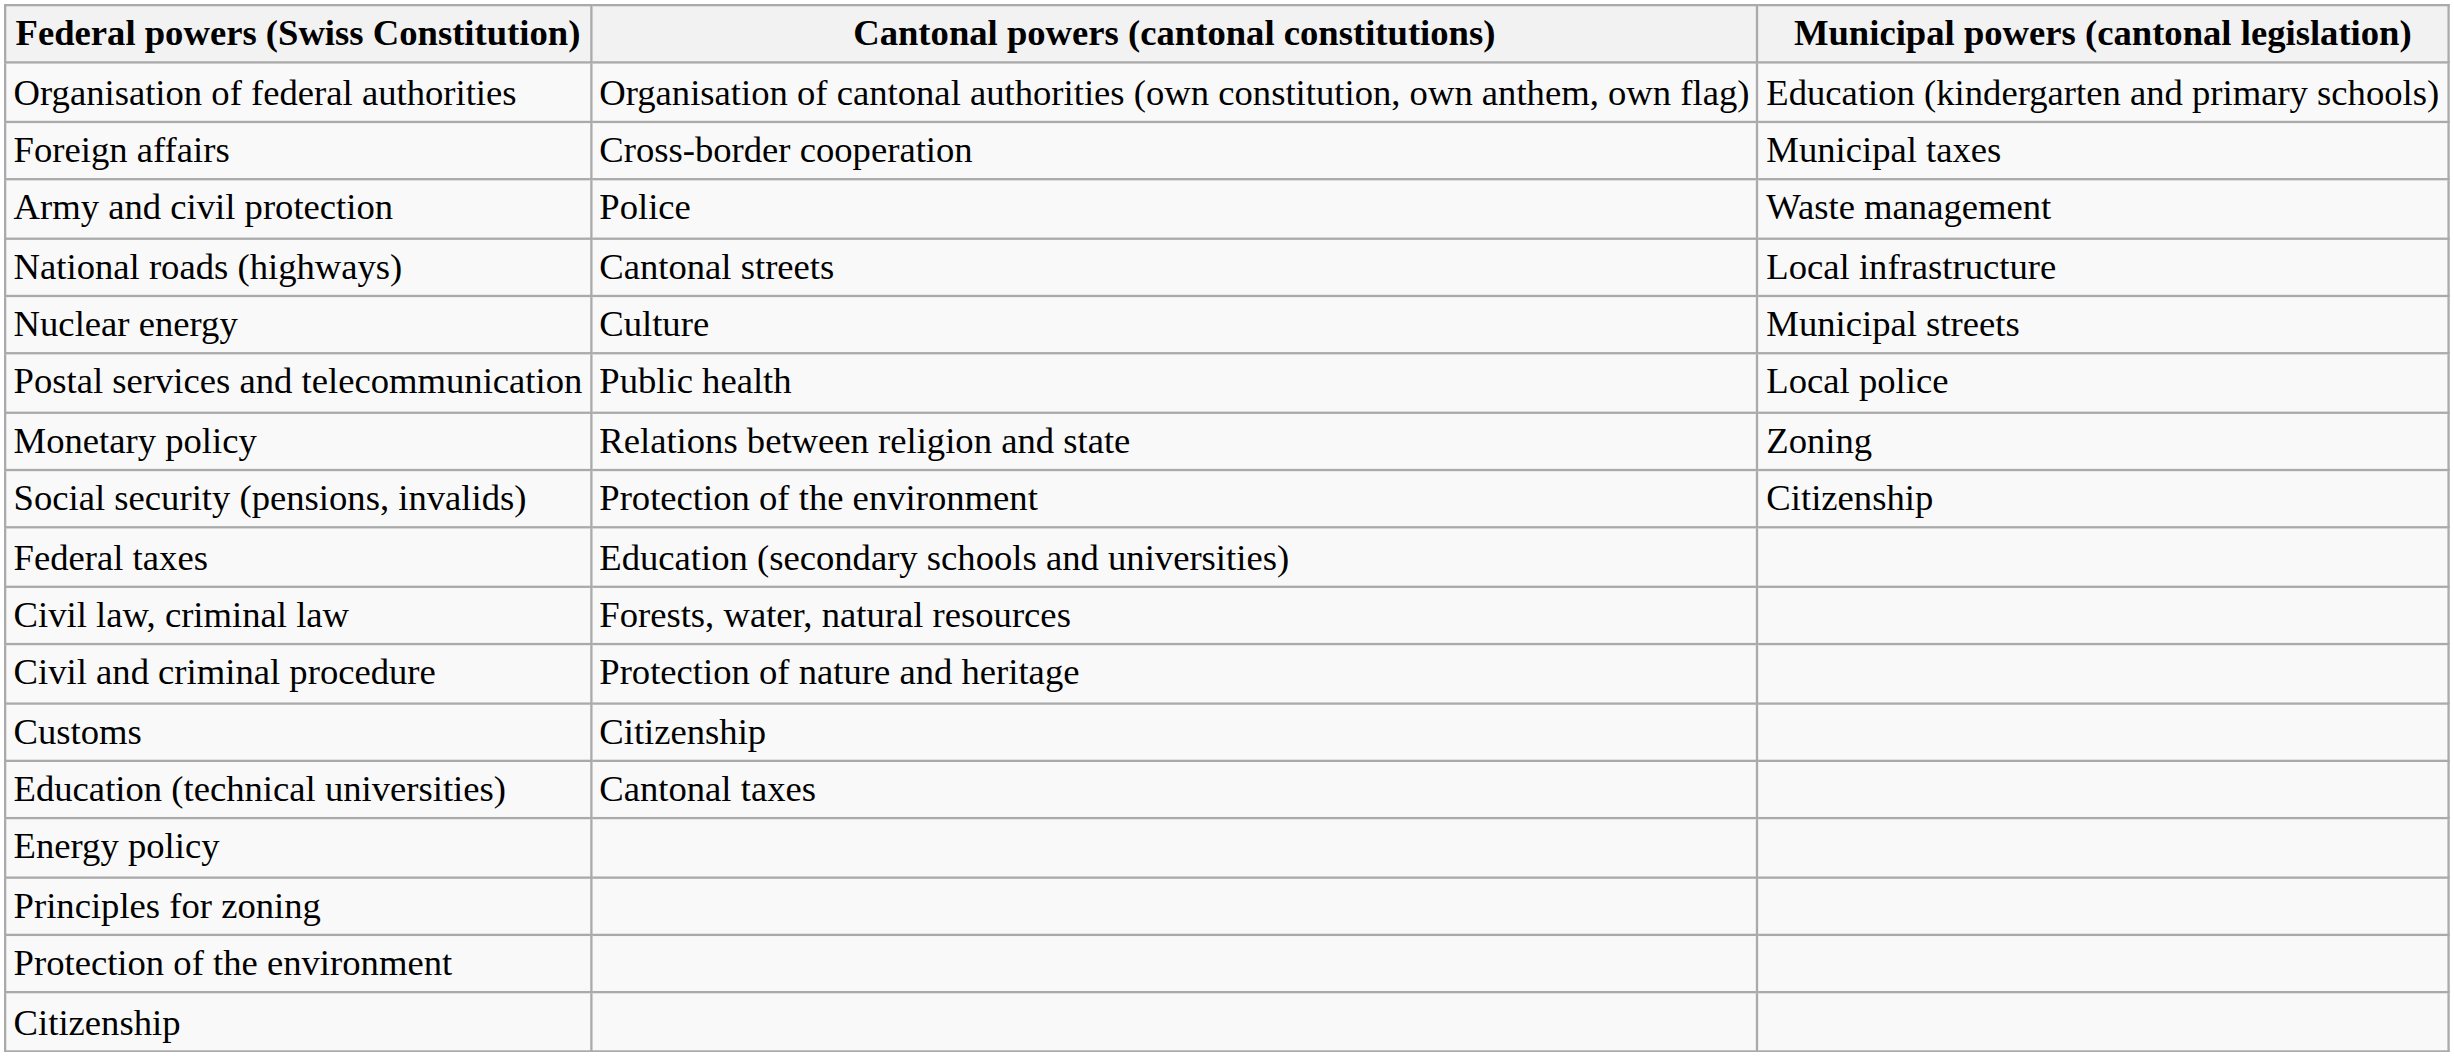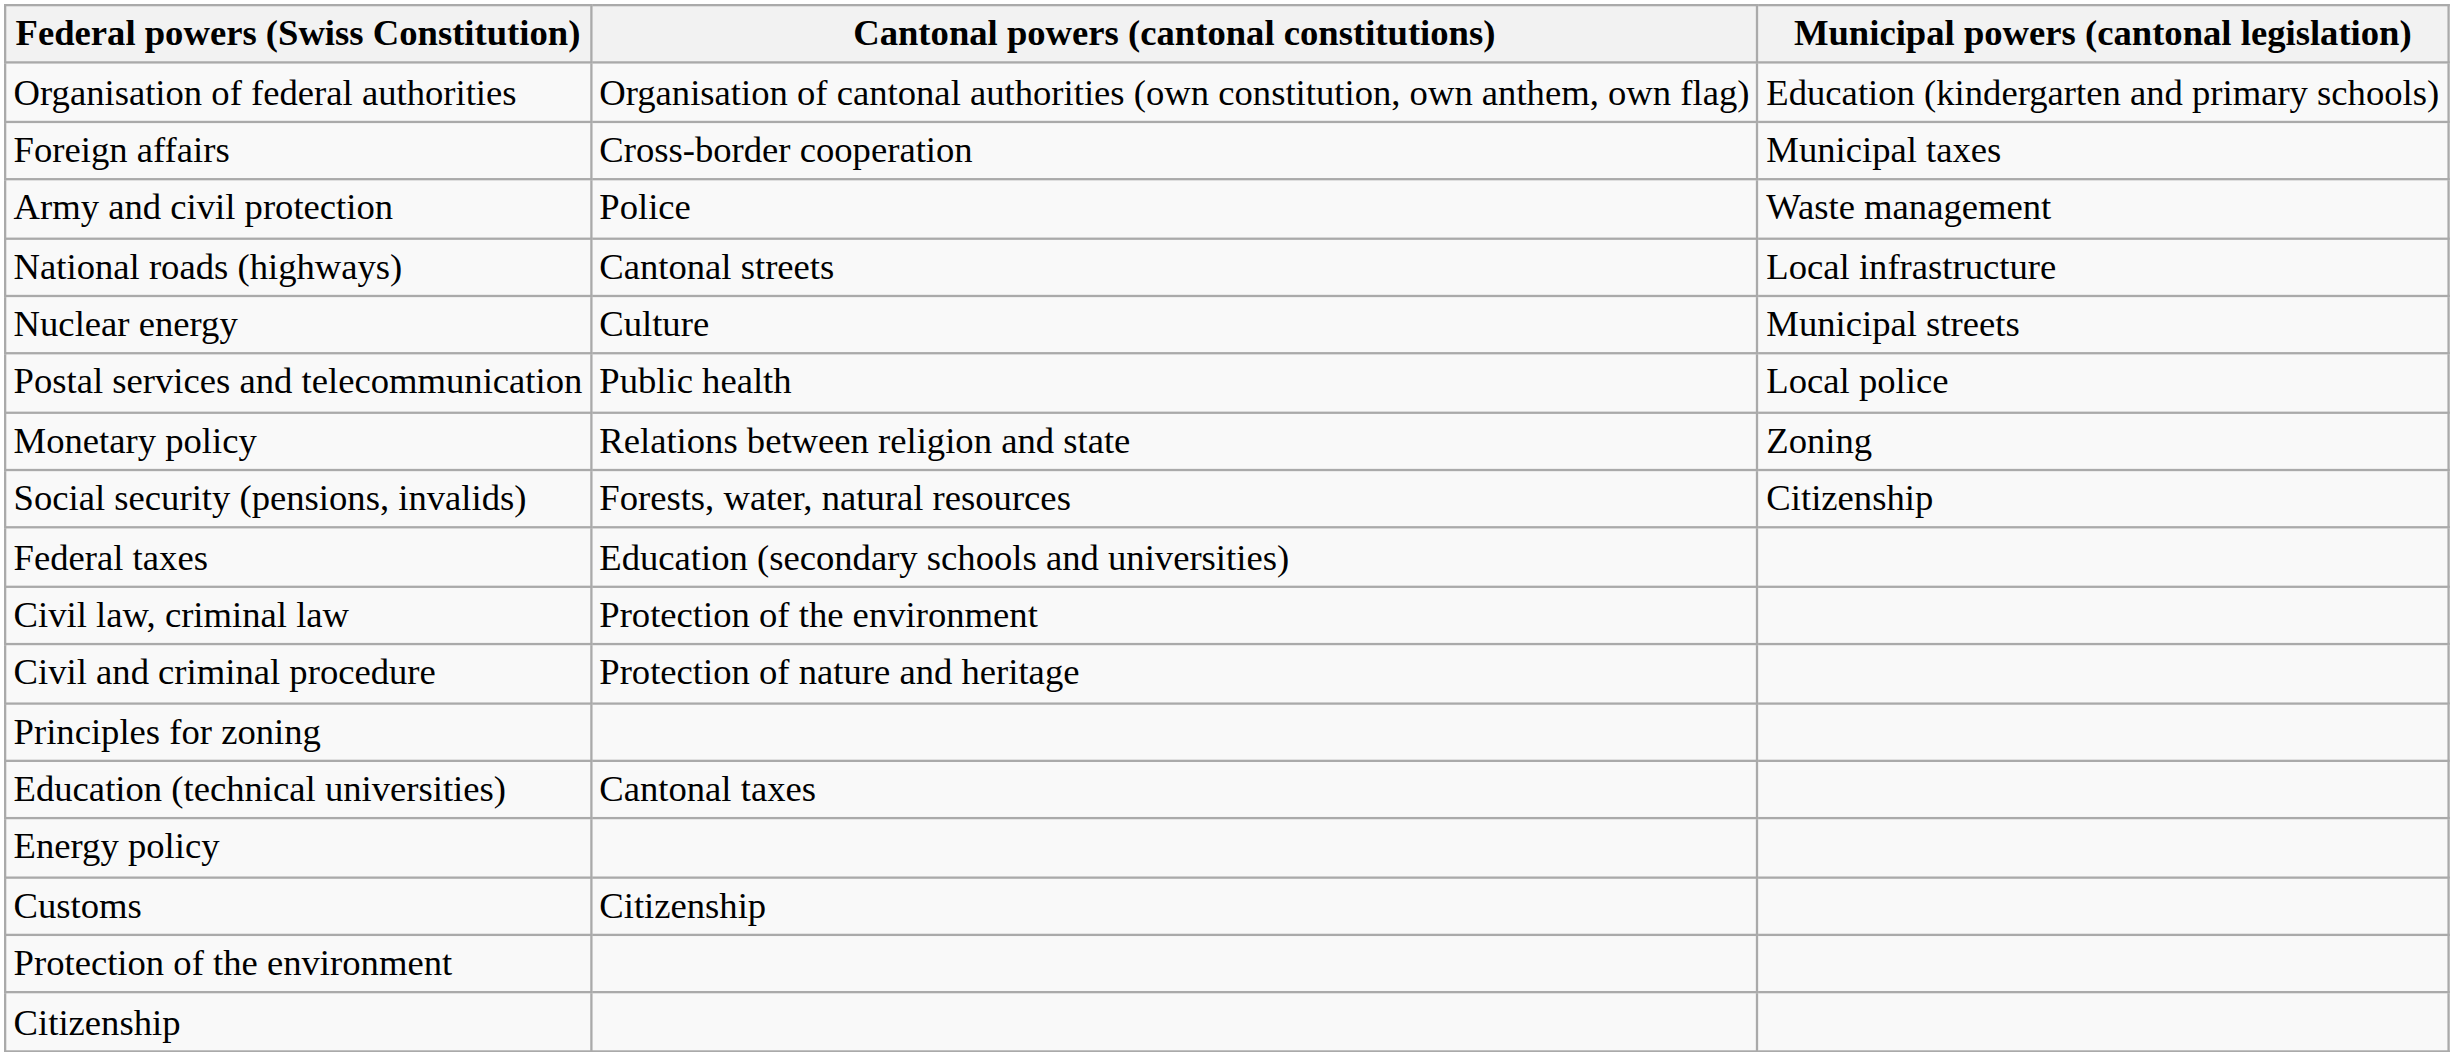(819, 498) Protection of the environment -> (835, 498) Forests, water, natural resources
(835, 614) Forests, water, natural resources -> (819, 614) Protection of the environment
rows swapped: (78, 730) <-> (167, 905)
